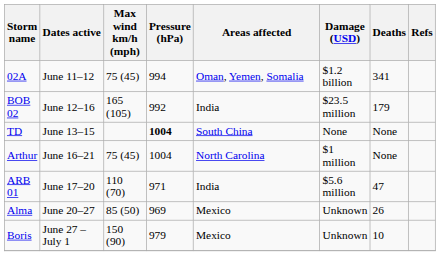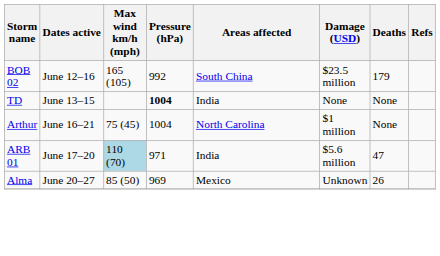- row: (17, 76)
(208, 107) India -> (224, 76) South China
(224, 131) South China -> (208, 100) India
(116, 186) no background -> (116, 155) lightblue background
- row: (19, 235)
